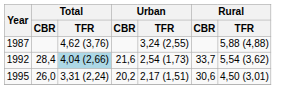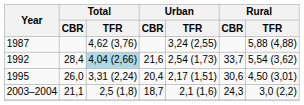(126, 76) 20,2 -> (154, 76) 20,4
+ row: (32, 92)
